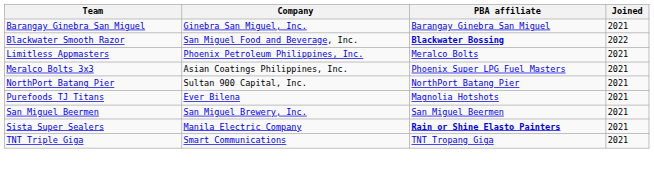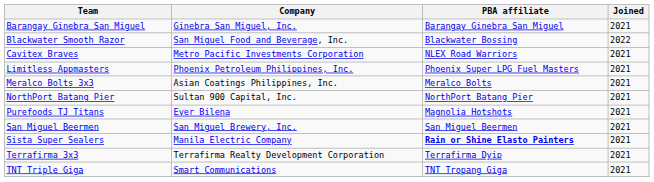(458, 40) bold -> (471, 40) normal
+ row: (42, 54)
(445, 54) Meralco Bolts -> (502, 69) Phoenix Super LPG Fuel Masters
(489, 69) Phoenix Super LPG Fuel Masters -> (458, 83) Meralco Bolts
+ row: (42, 155)
